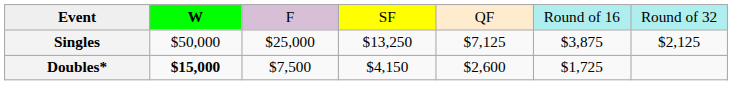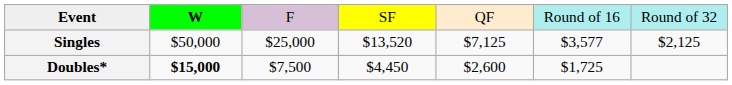(387, 42) $13,250 -> (387, 42) $13,520
(582, 42) $3,875 -> (582, 42) $3,577
(387, 67) $4,150 -> (387, 67) $4,450
